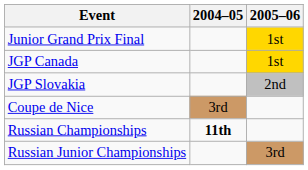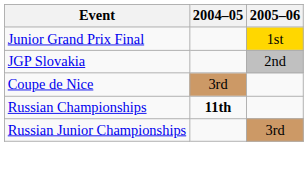- row: (43, 61)
